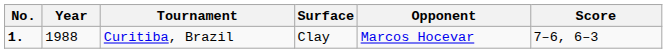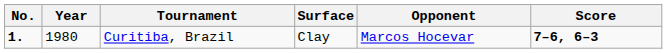(62, 38) 1988 -> (62, 38) 1980
(566, 38) normal -> (566, 38) bold
